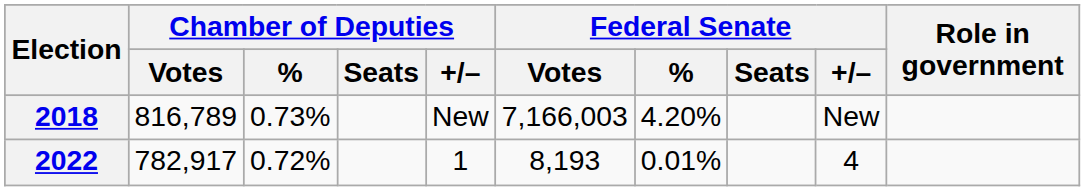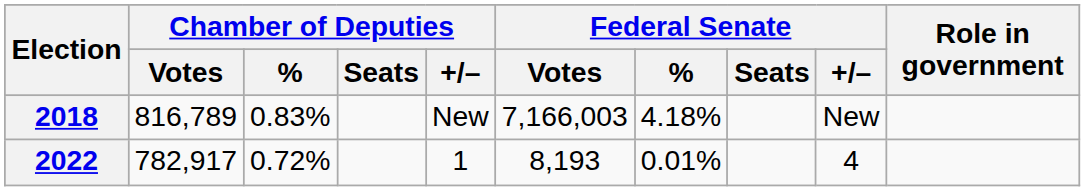(290, 116) 0.73% -> (290, 116) 0.83%
(681, 116) 4.20% -> (681, 116) 4.18%
